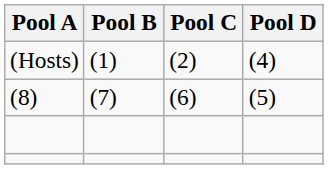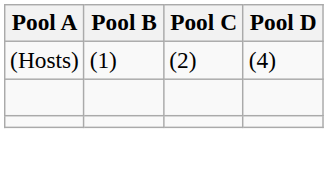- row: (24, 97)
